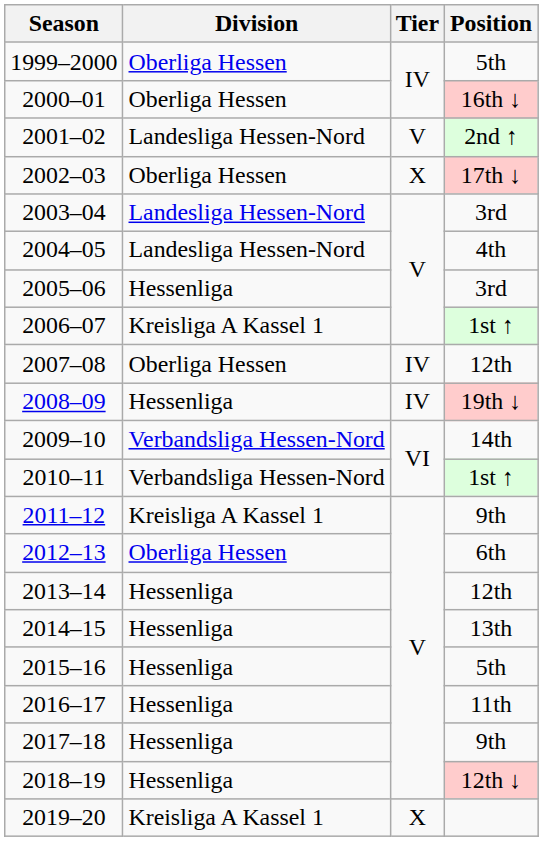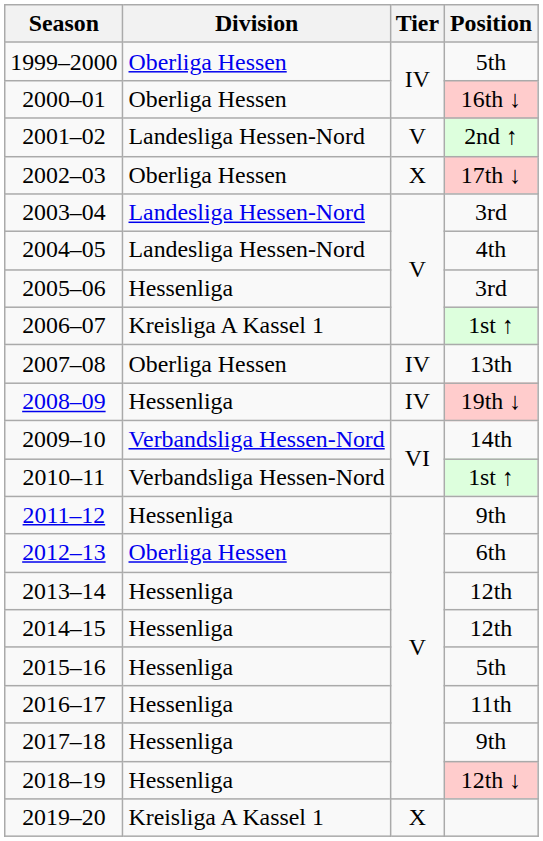(491, 363) 12th -> (491, 363) 13th
(226, 514) Kreisliga A Kassel 1 -> (181, 514) Hessenliga
(491, 628) 13th -> (491, 628) 12th
